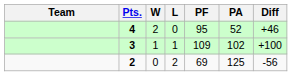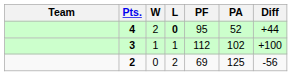(175, 30) normal -> (175, 30) bold
(270, 30) +46 -> (270, 30) +44
(202, 46) 109 -> (202, 46) 112
